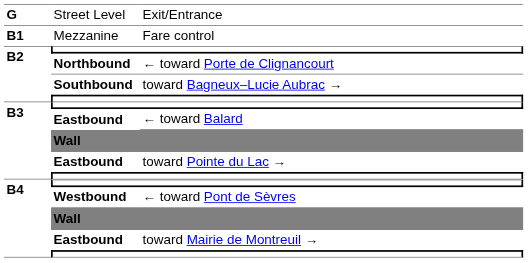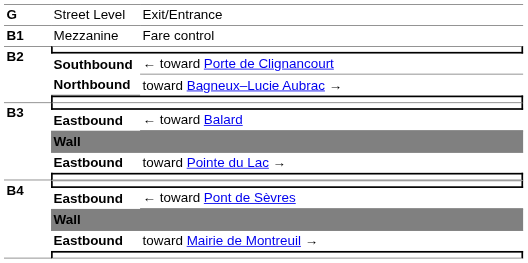(92, 63) Northbound -> (93, 64) Southbound
(93, 84) Southbound -> (92, 84) Northbound
(90, 197) Westbound -> (88, 198) Eastbound
